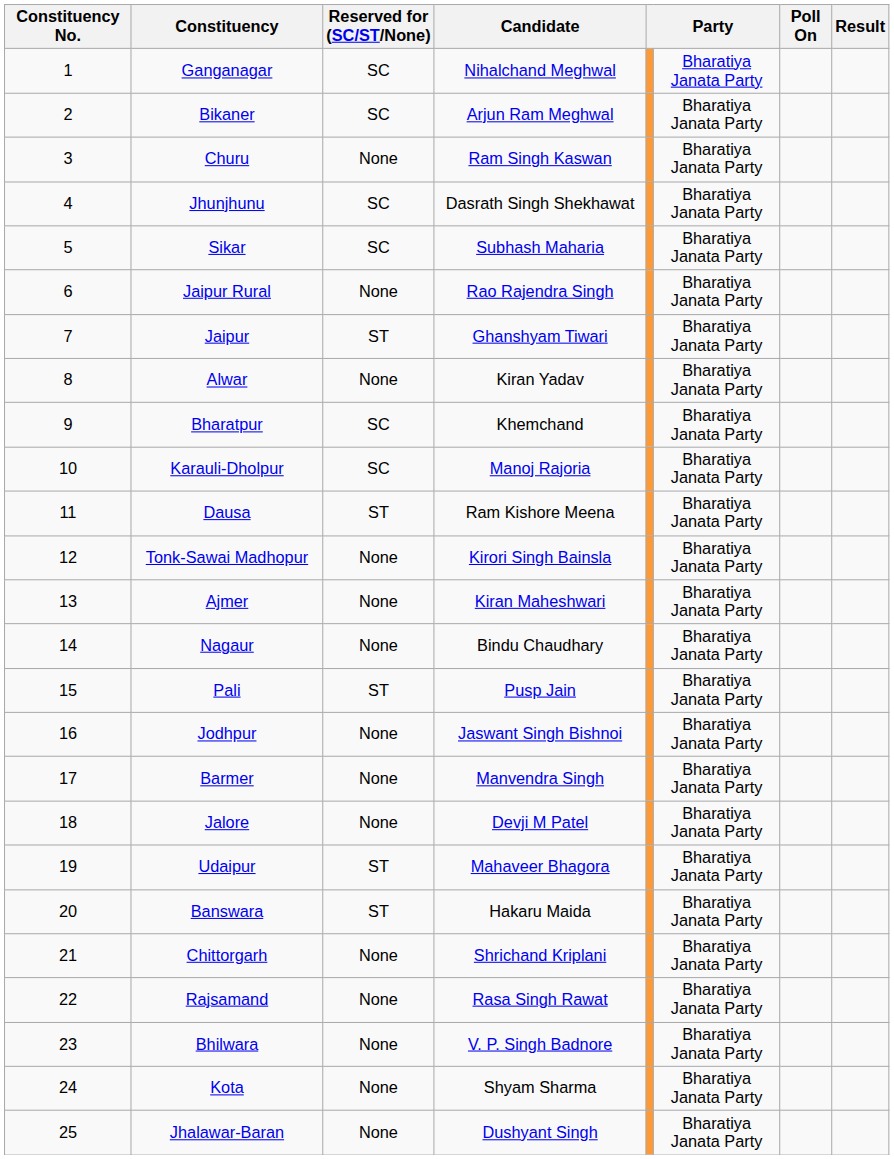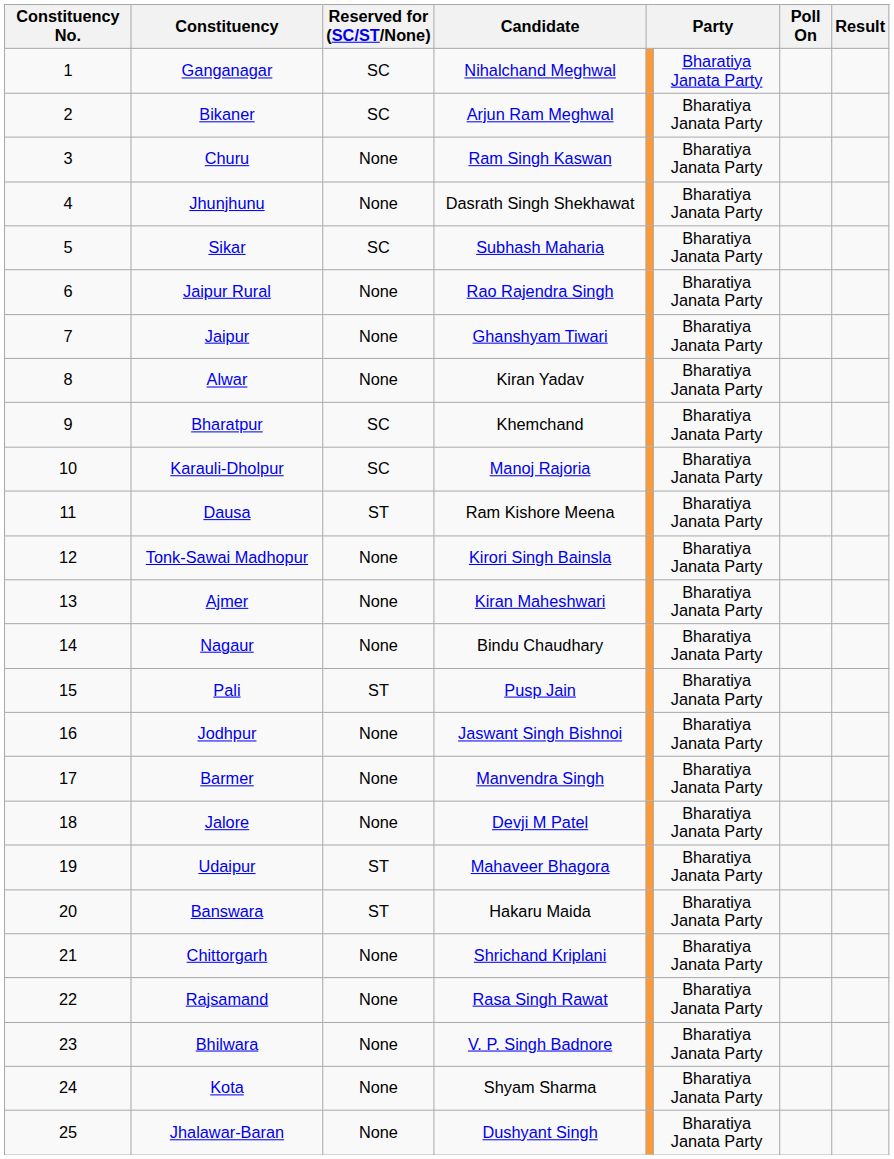(378, 203) SC -> (378, 203) None
(378, 336) ST -> (378, 336) None
